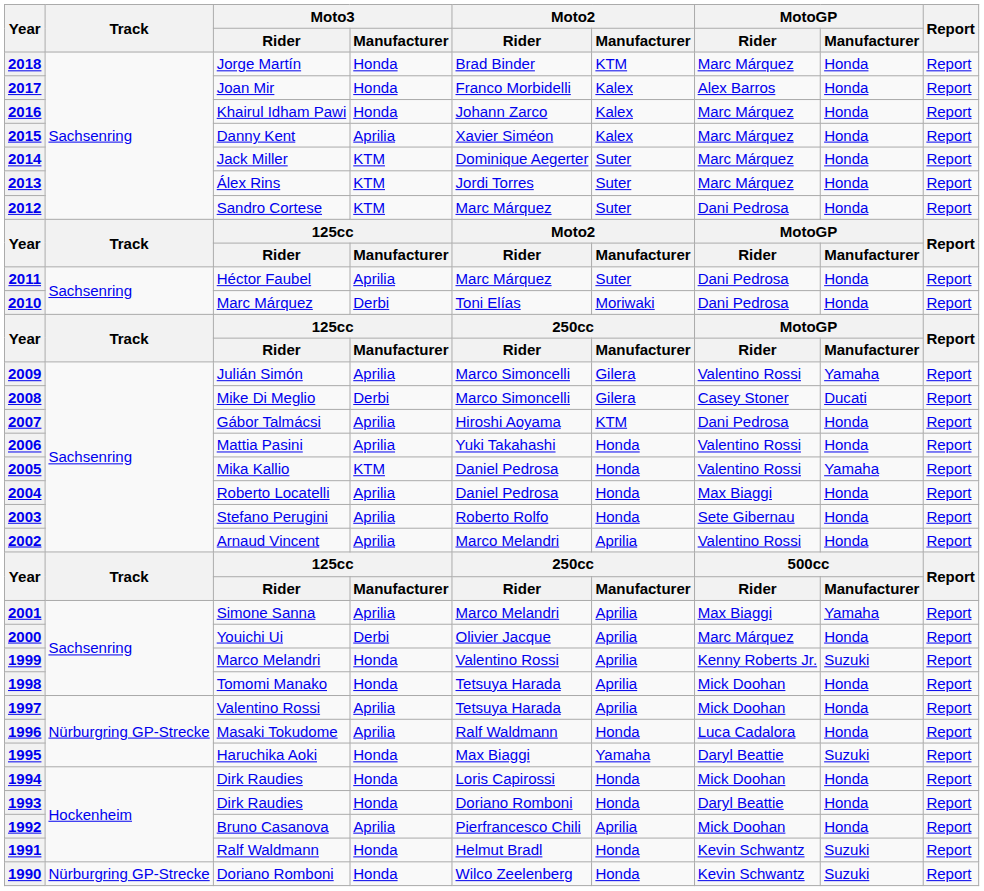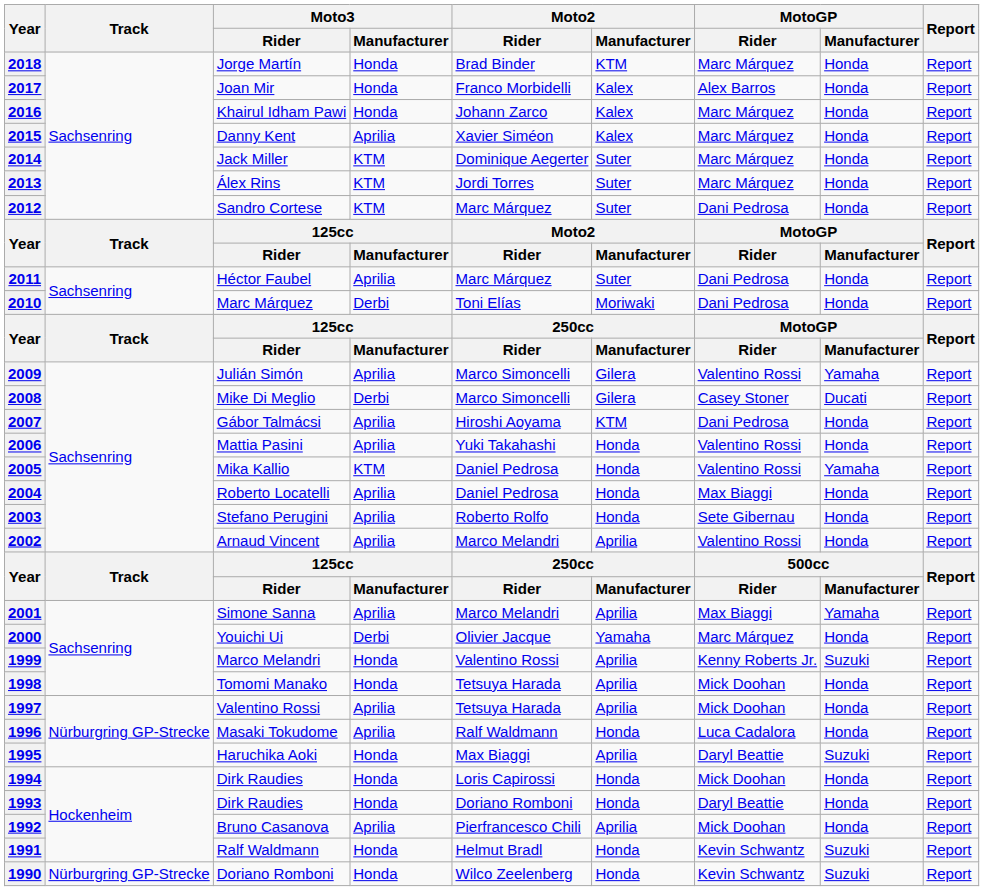(616, 636) Aprilia -> (623, 636) Yamaha
(623, 755) Yamaha -> (616, 755) Aprilia
